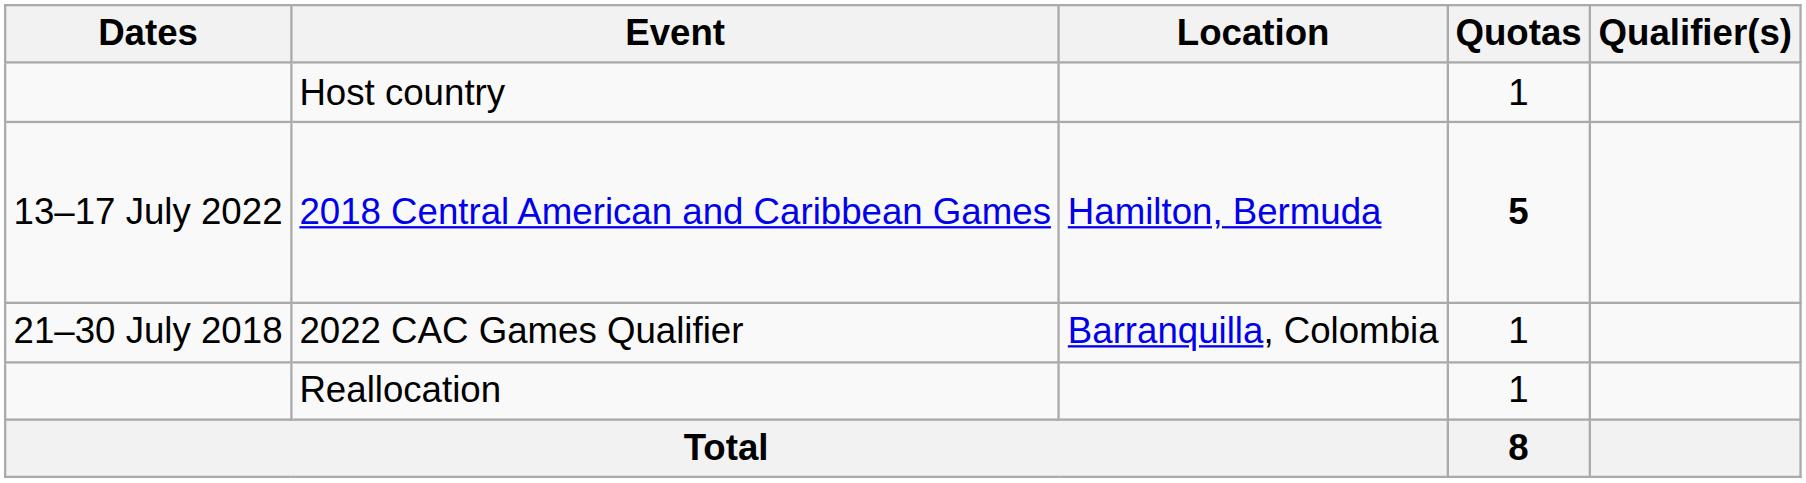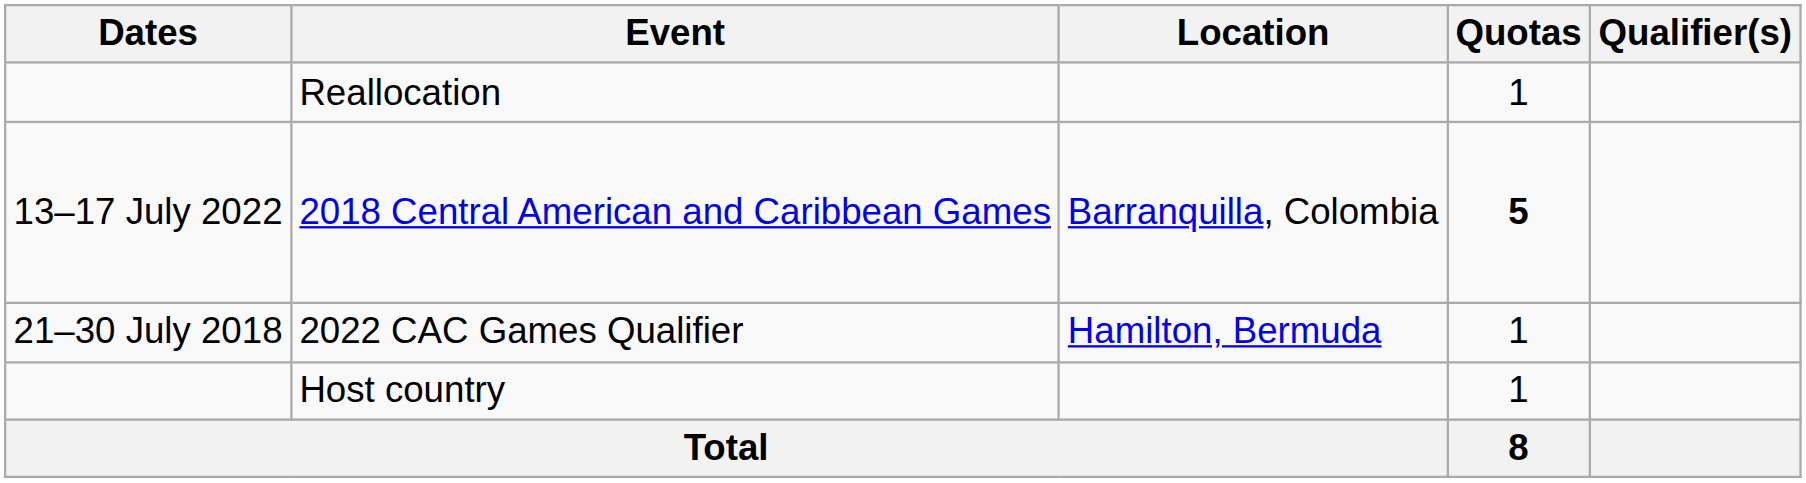rows swapped: (402, 91) <-> (400, 389)
(1225, 211) Hamilton, Bermuda -> (1253, 211) Barranquilla, Colombia
(1253, 331) Barranquilla, Colombia -> (1225, 331) Hamilton, Bermuda
